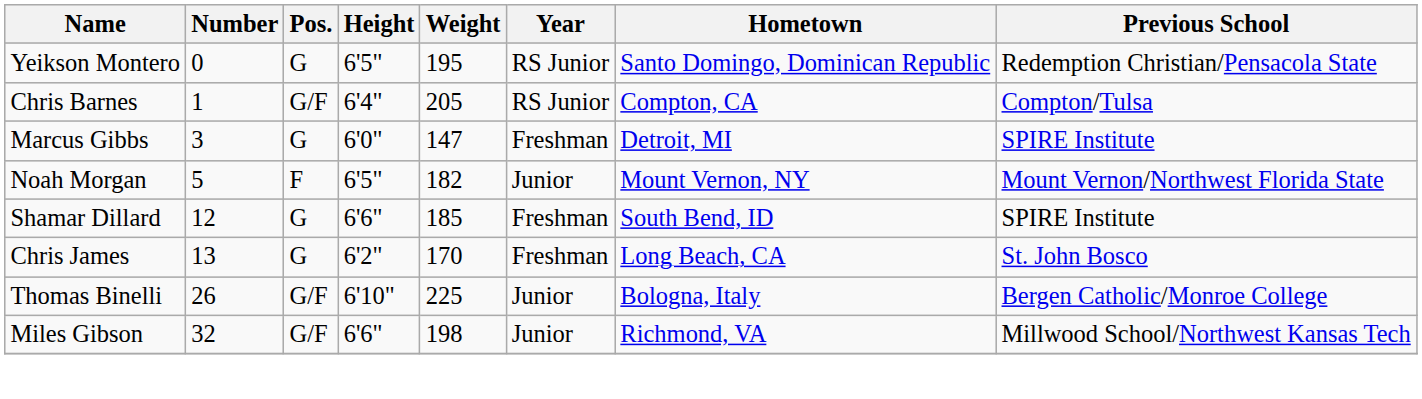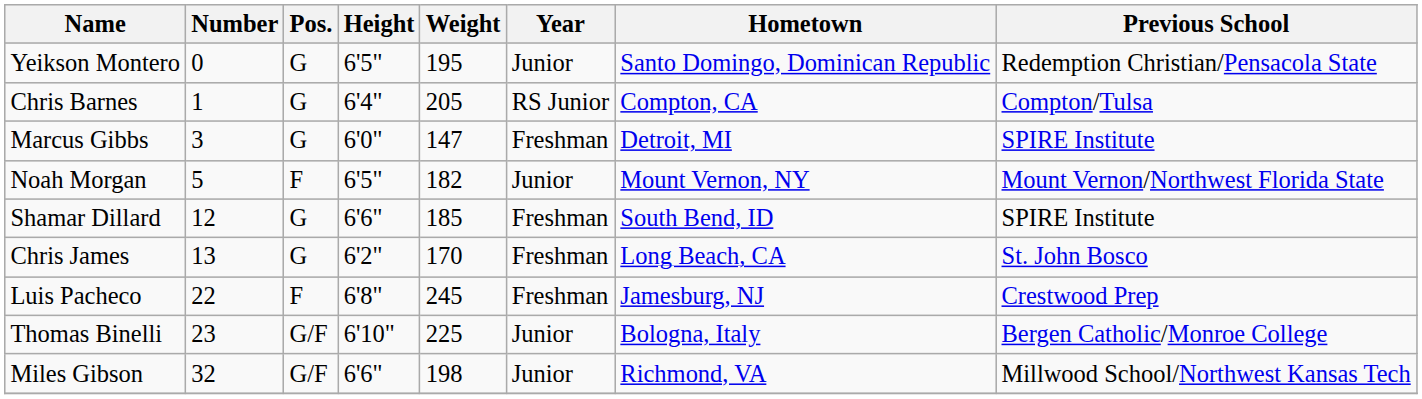(560, 62) RS Junior -> (542, 62) Junior
(309, 101) G/F -> (298, 101) G
+ row: (76, 295)
(203, 295) 26 -> (203, 334) 23
